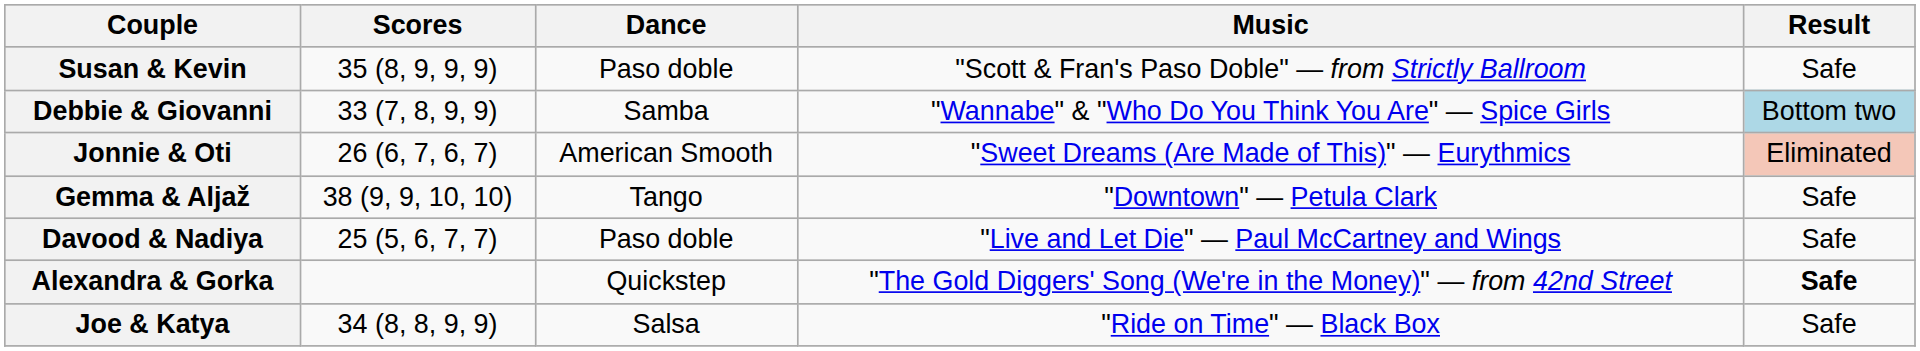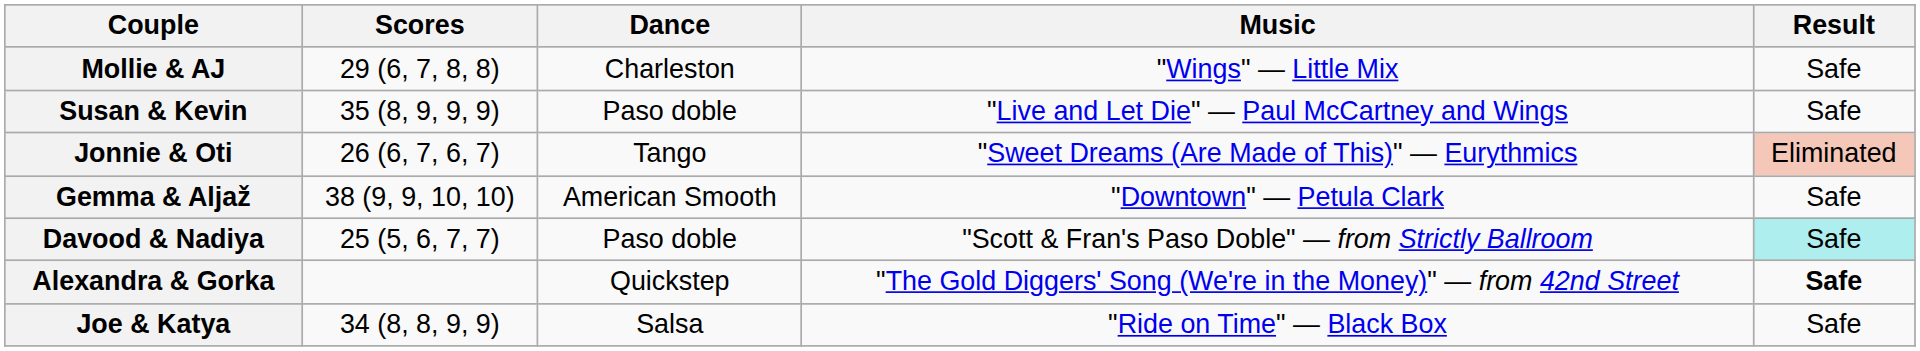+ row: (153, 68)
(1271, 68) "Scott & Fran's Paso Doble" — from Strictly Ballroom -> (1278, 111) "Live and Let Die" — Paul McCartney and Wings
- row: (153, 111)
(666, 153) American Smooth -> (670, 153) Tango
(666, 196) Tango -> (670, 196) American Smooth
(1271, 238) "Live and Let Die" — Paul McCartney and Wings -> (1278, 238) "Scott & Fran's Paso Doble" — from Strictly Ballroom
(1829, 238) no background -> (1834, 238) paleturquoise background
